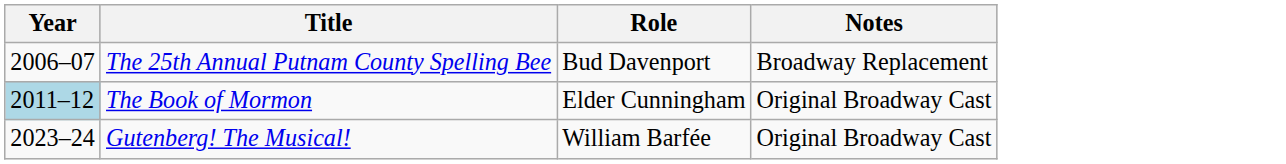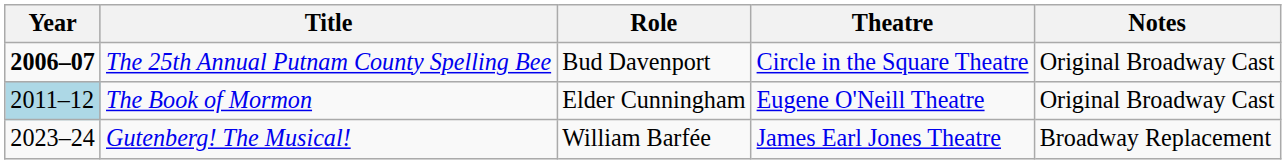+ column: (893, 23)
(53, 61) normal -> (53, 61) bold
(872, 61) Broadway Replacement -> (1157, 61) Original Broadway Cast
(874, 138) Original Broadway Cast -> (1155, 138) Broadway Replacement
